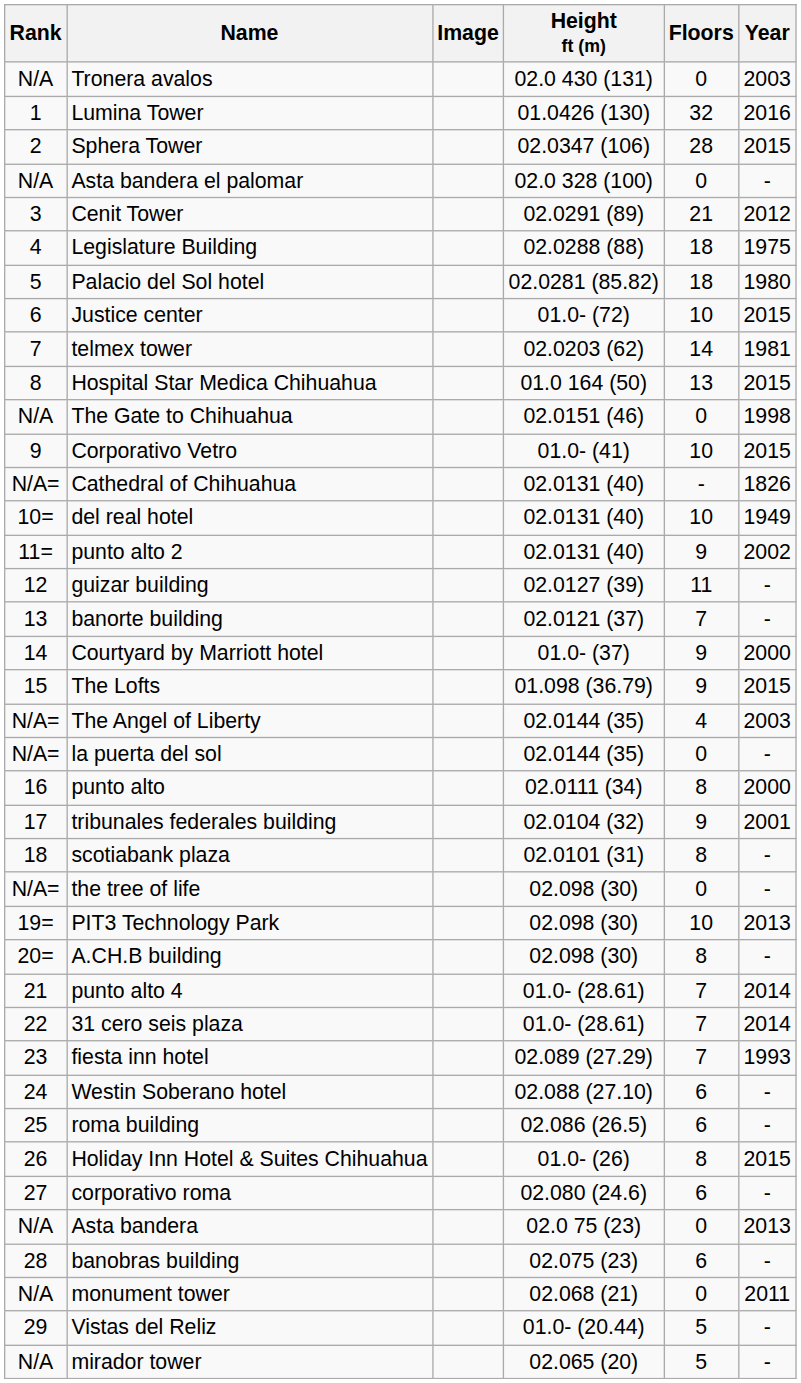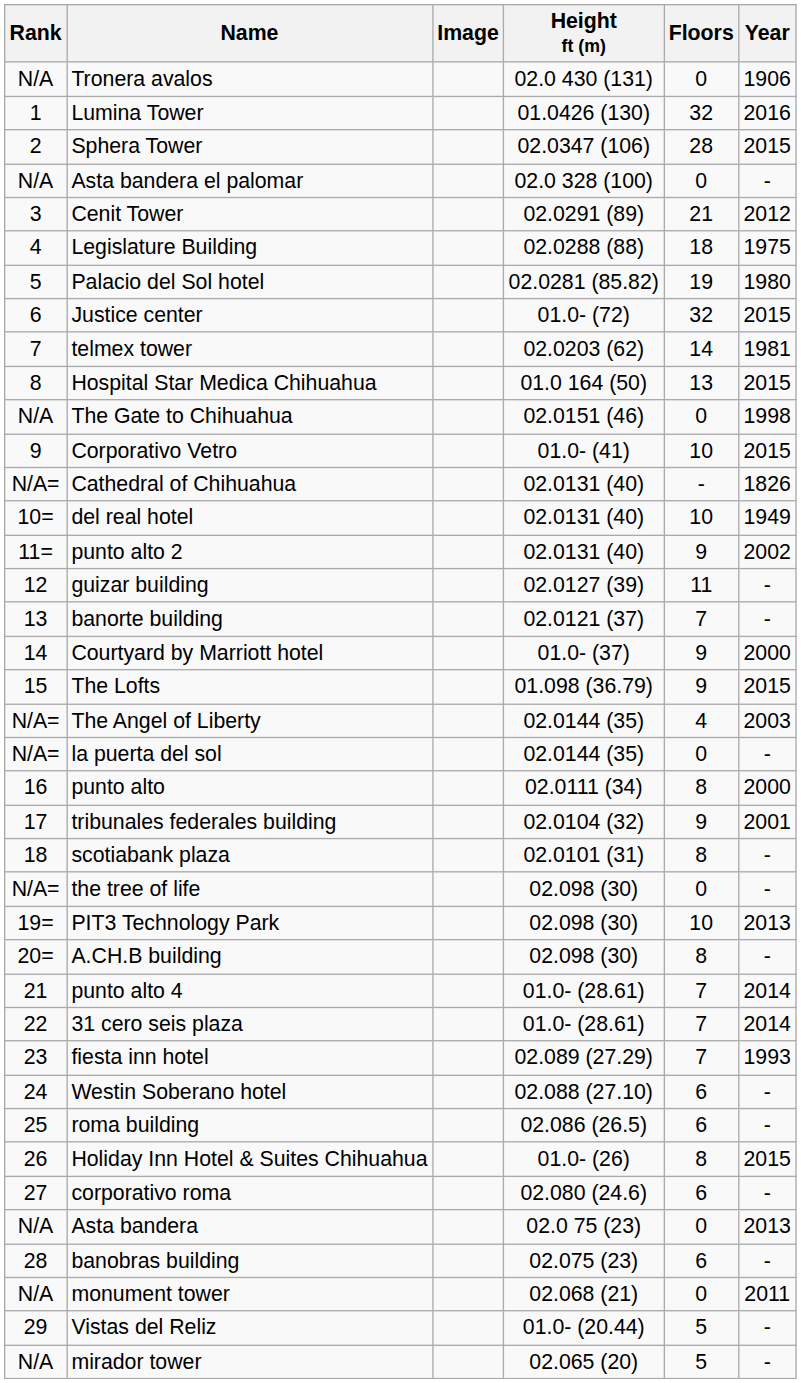(767, 79) 2003 -> (767, 79) 1906
(701, 281) 18 -> (701, 281) 19
(701, 315) 10 -> (701, 315) 32
